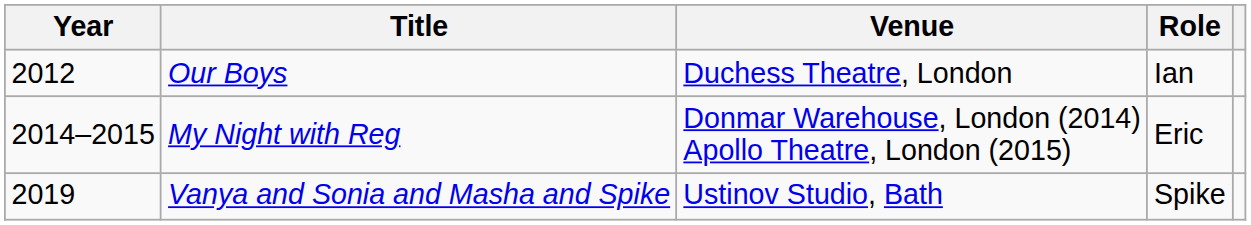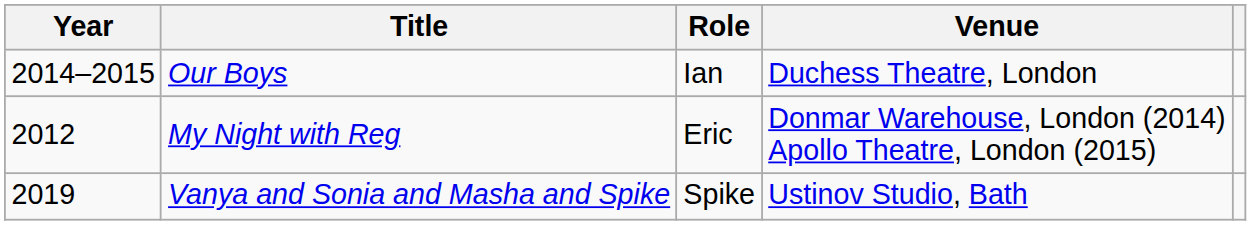columns swapped: (1190, 27) <-> (912, 27)
(43, 72) 2012 -> (83, 72) 2014–2015
(83, 134) 2014–2015 -> (43, 134) 2012
